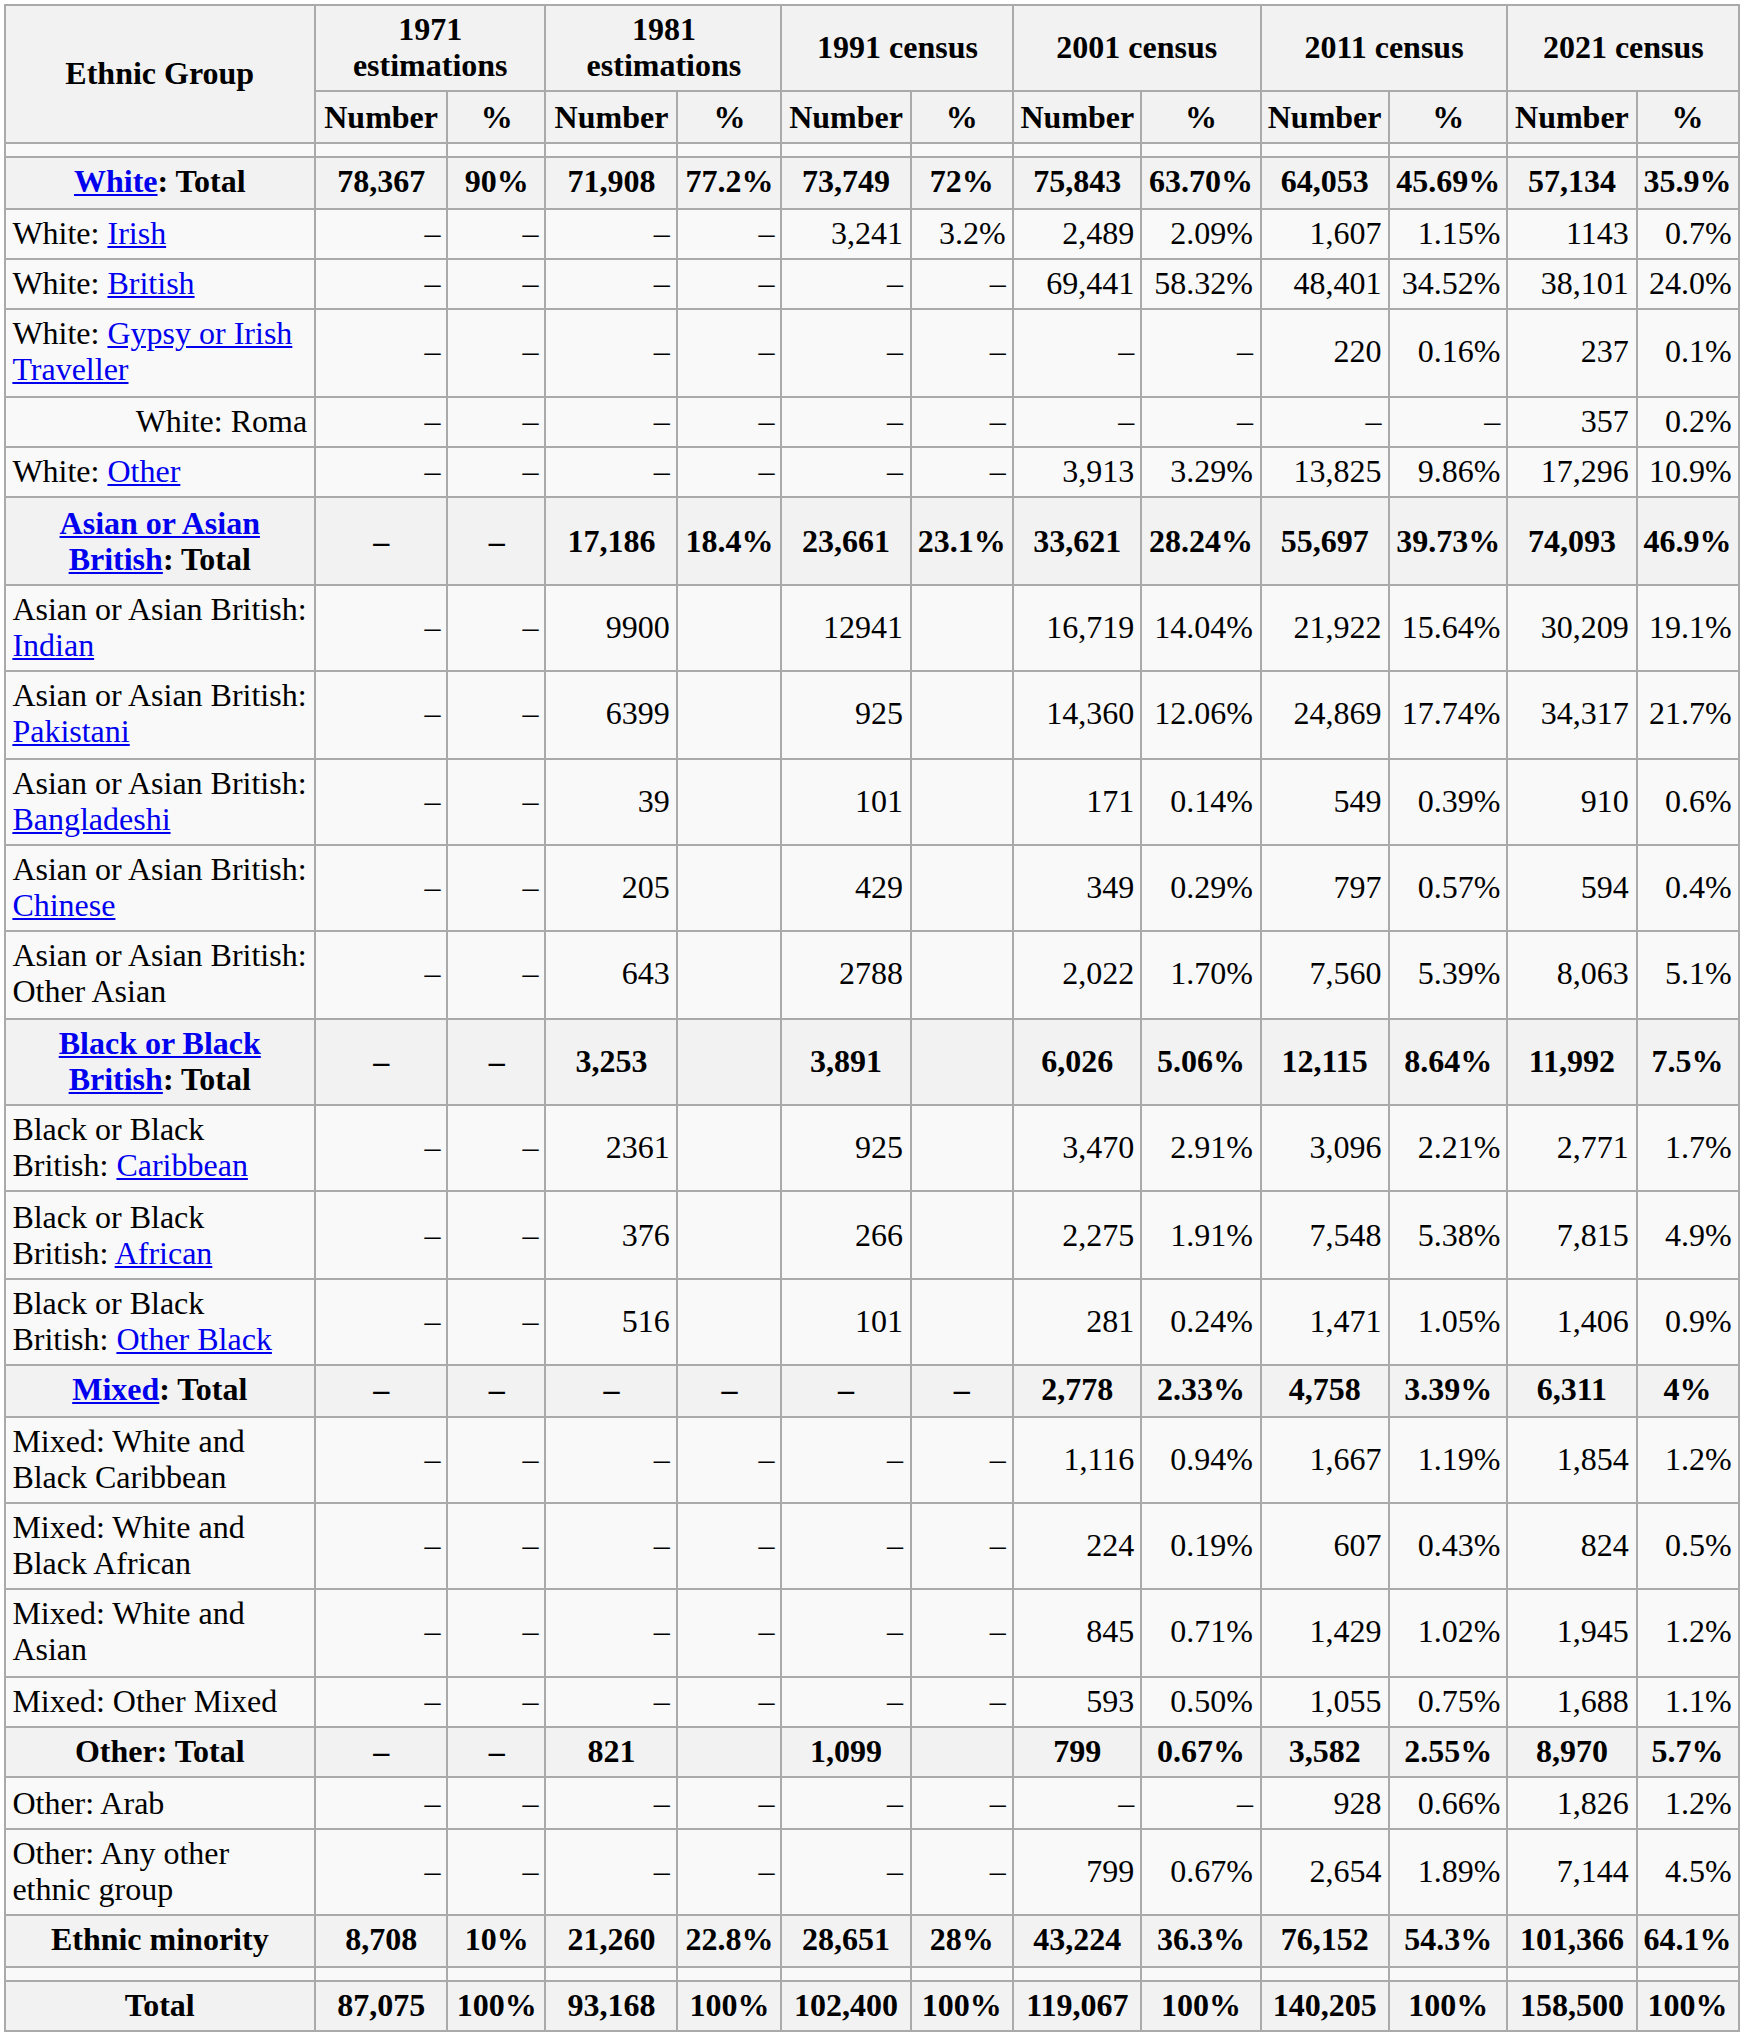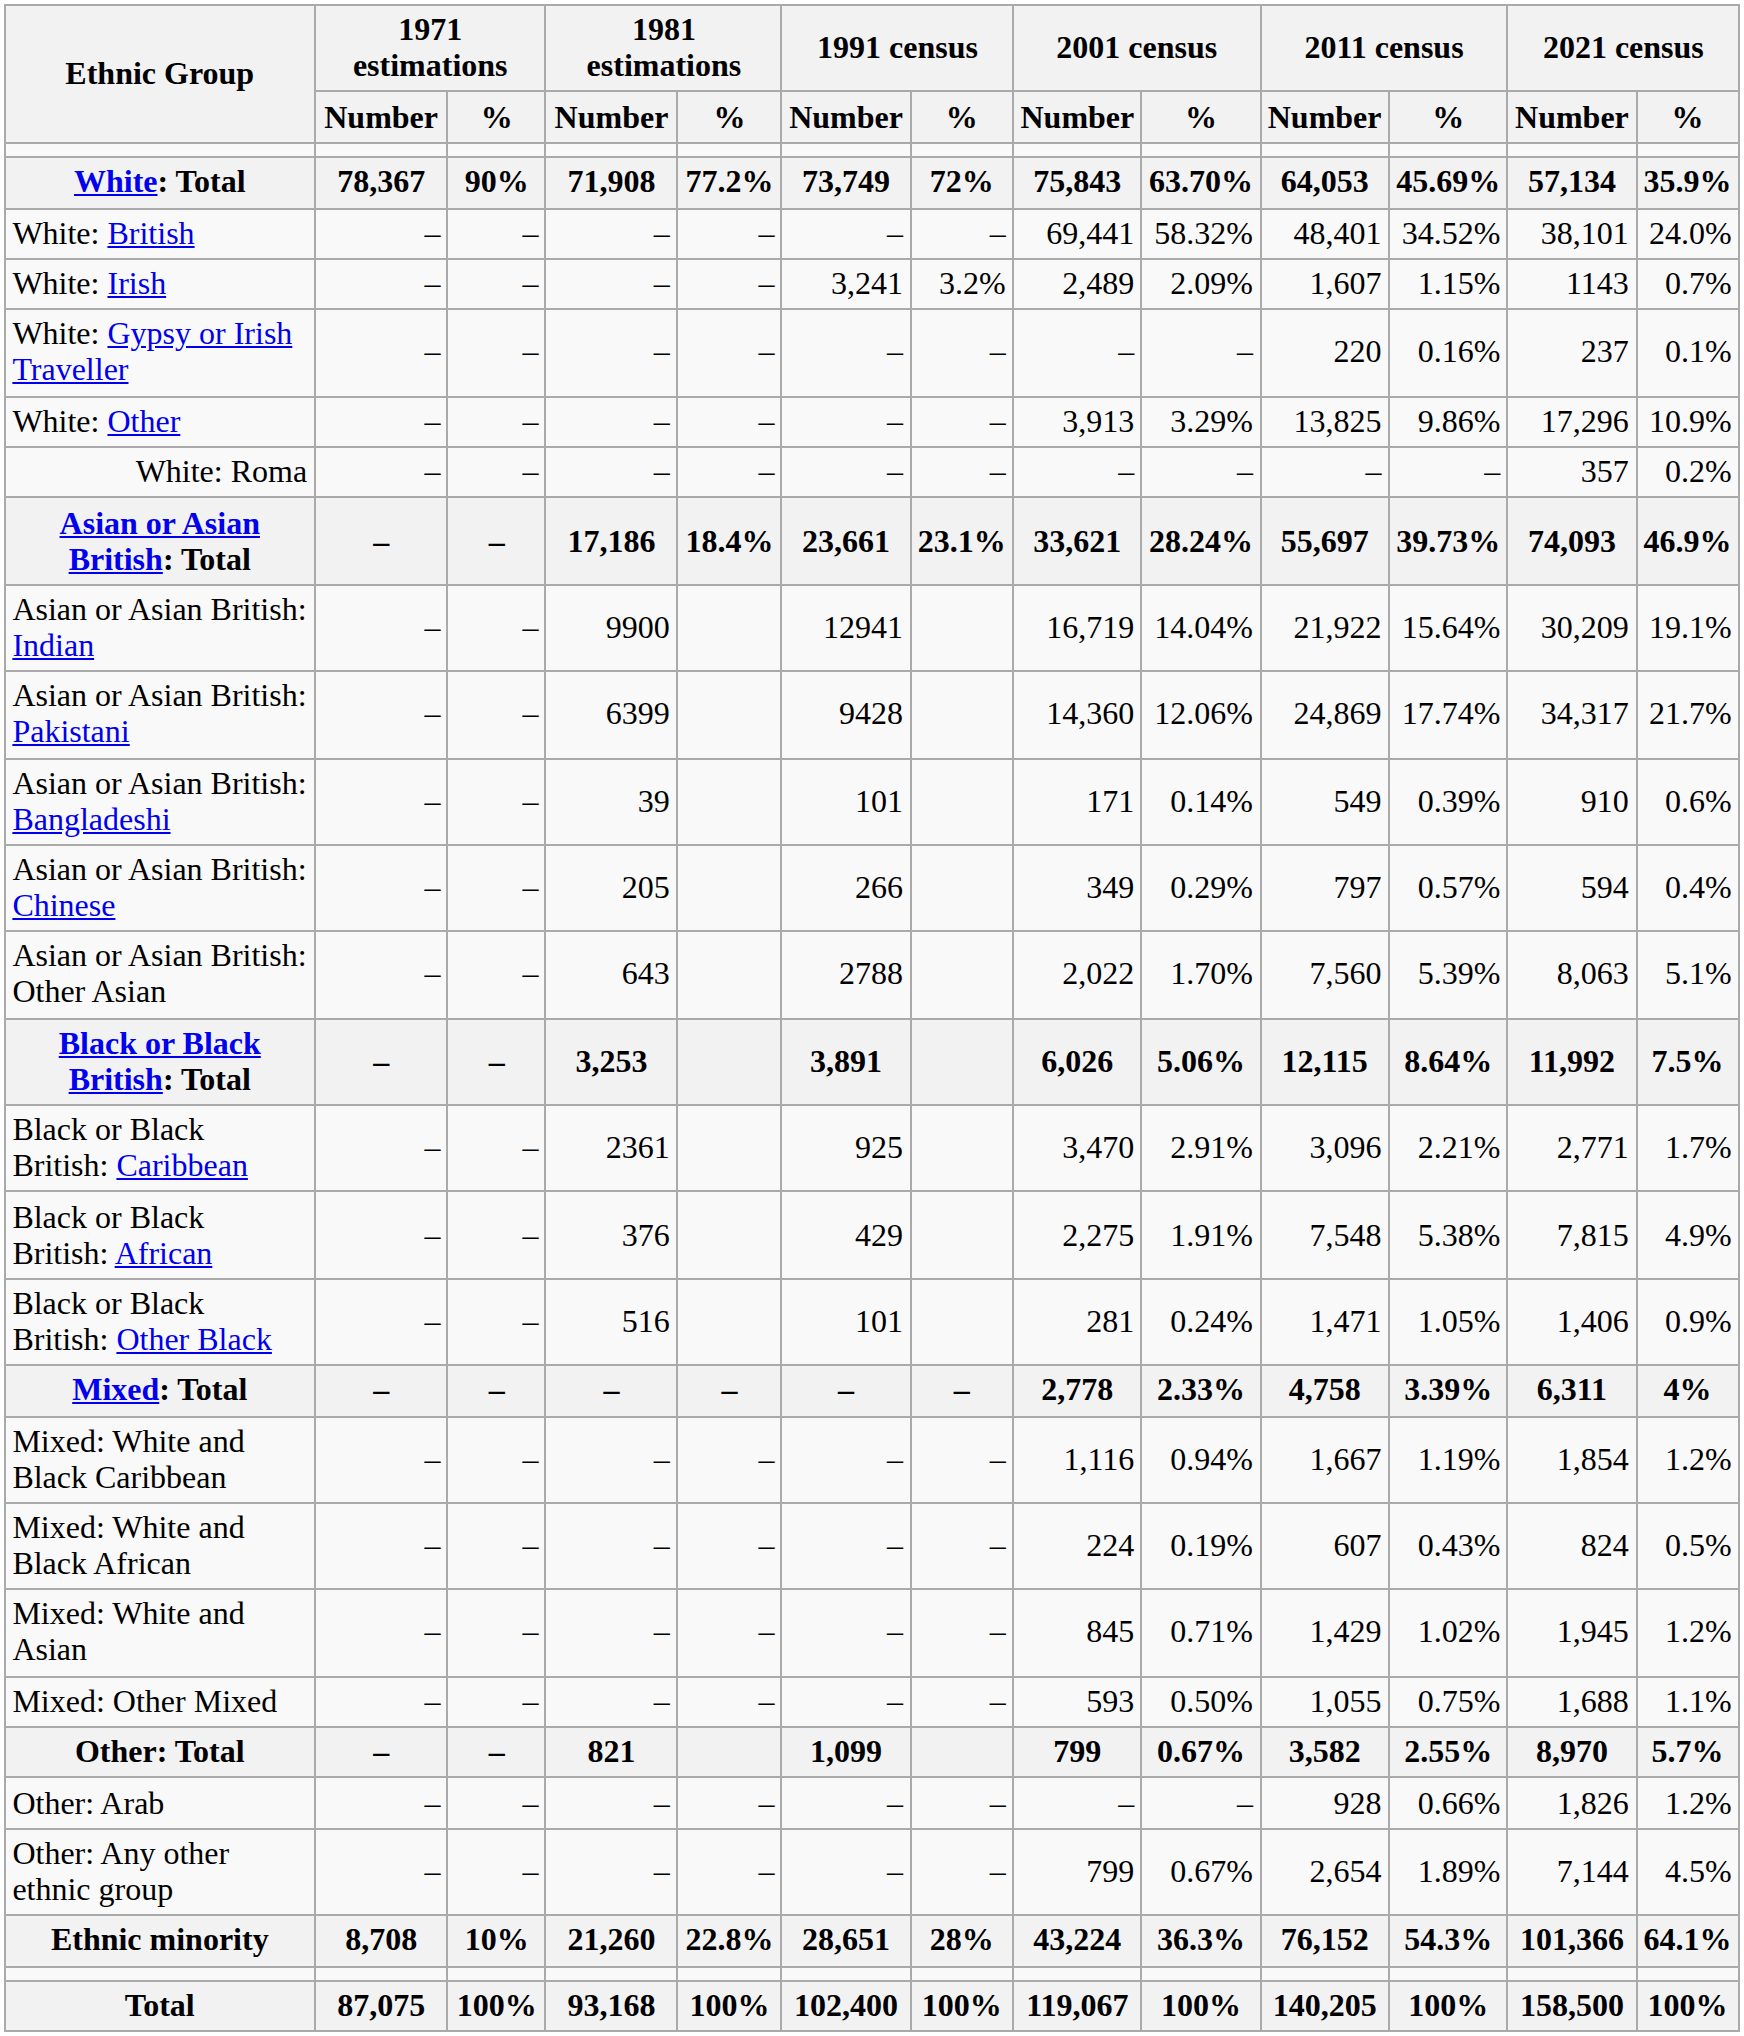rows swapped: (103, 283) <-> (89, 232)
rows swapped: (221, 421) <-> (96, 471)
(879, 714) 925 -> (871, 714) 9428
(879, 887) 429 -> (879, 887) 266
(879, 1234) 266 -> (879, 1234) 429
